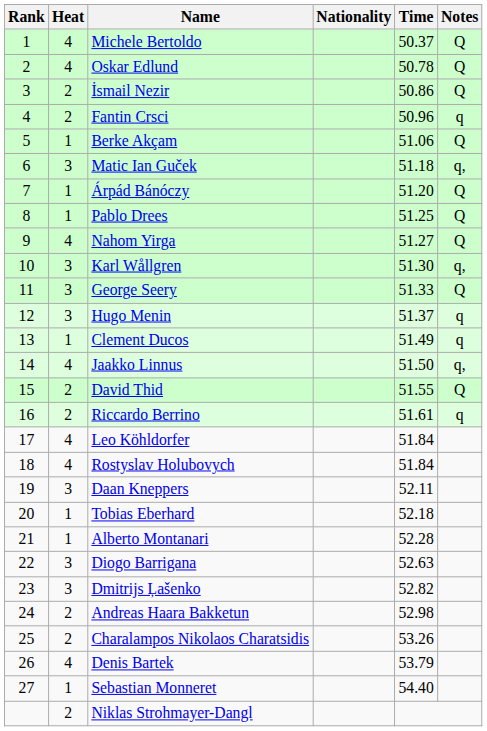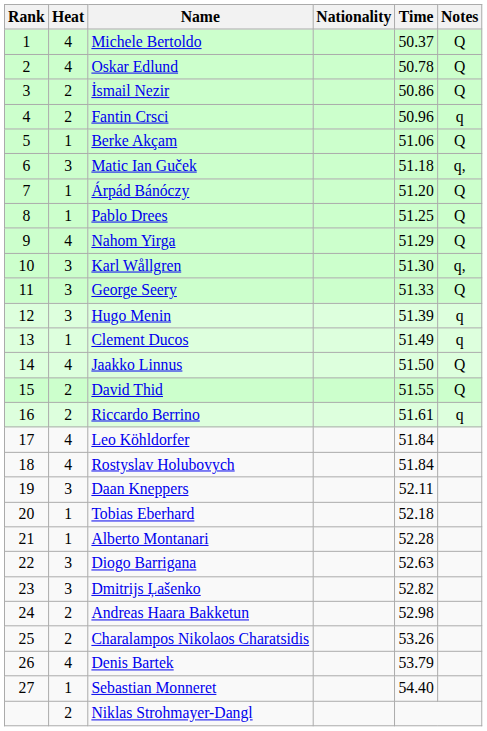(416, 240) 51.27 -> (416, 240) 51.29
(416, 315) 51.37 -> (416, 315) 51.39
(460, 365) q, -> (460, 365) Q
